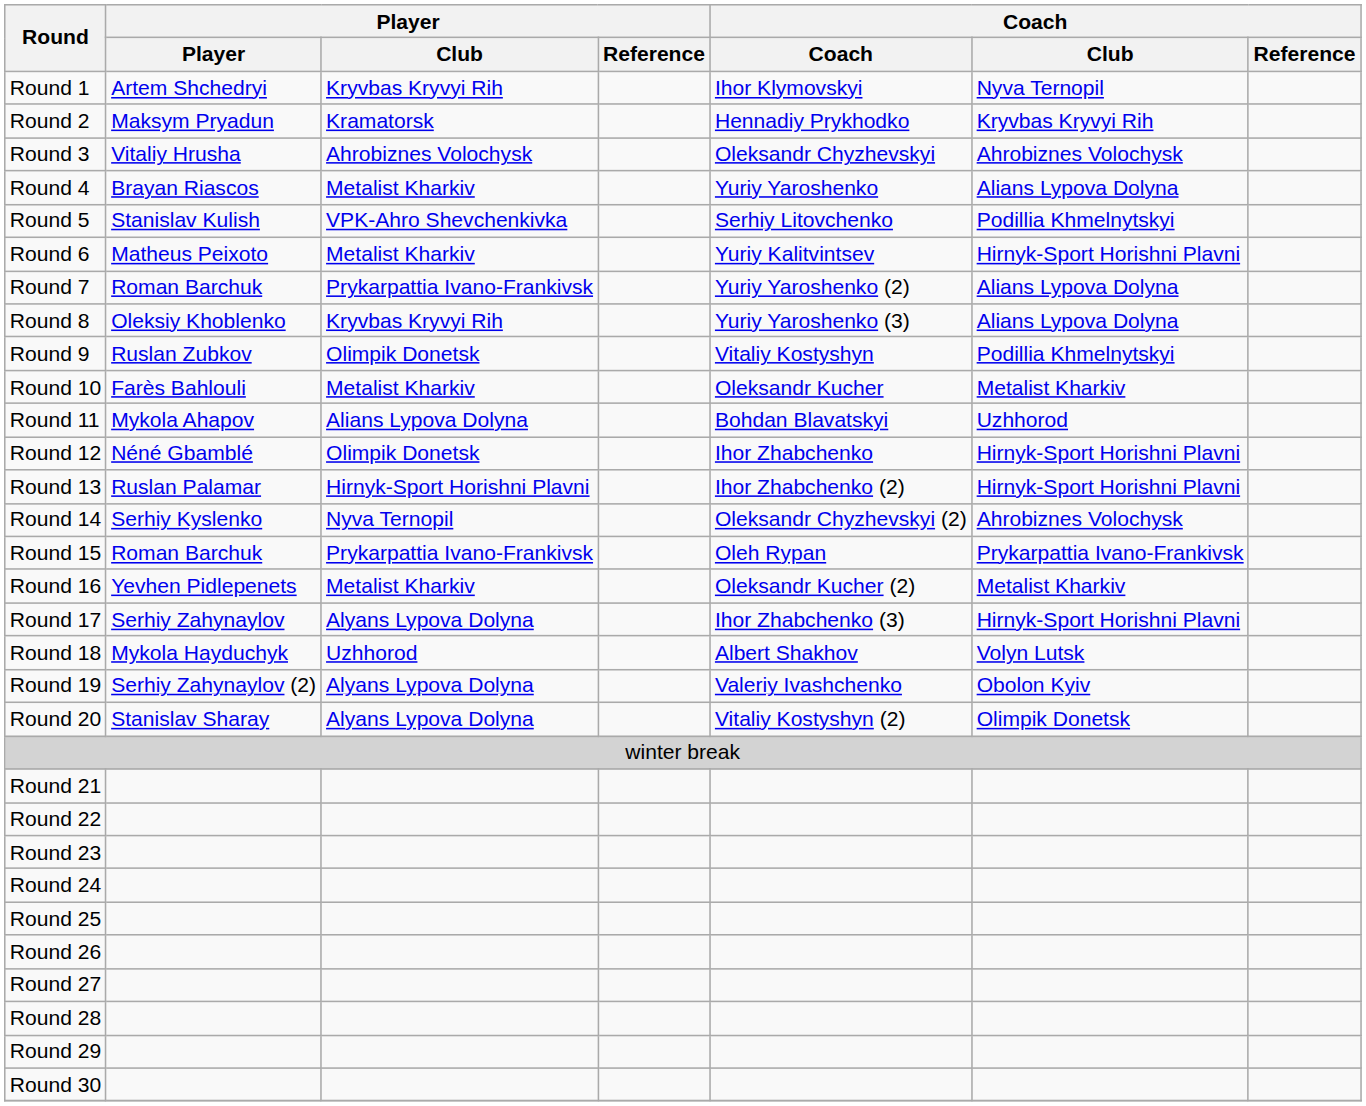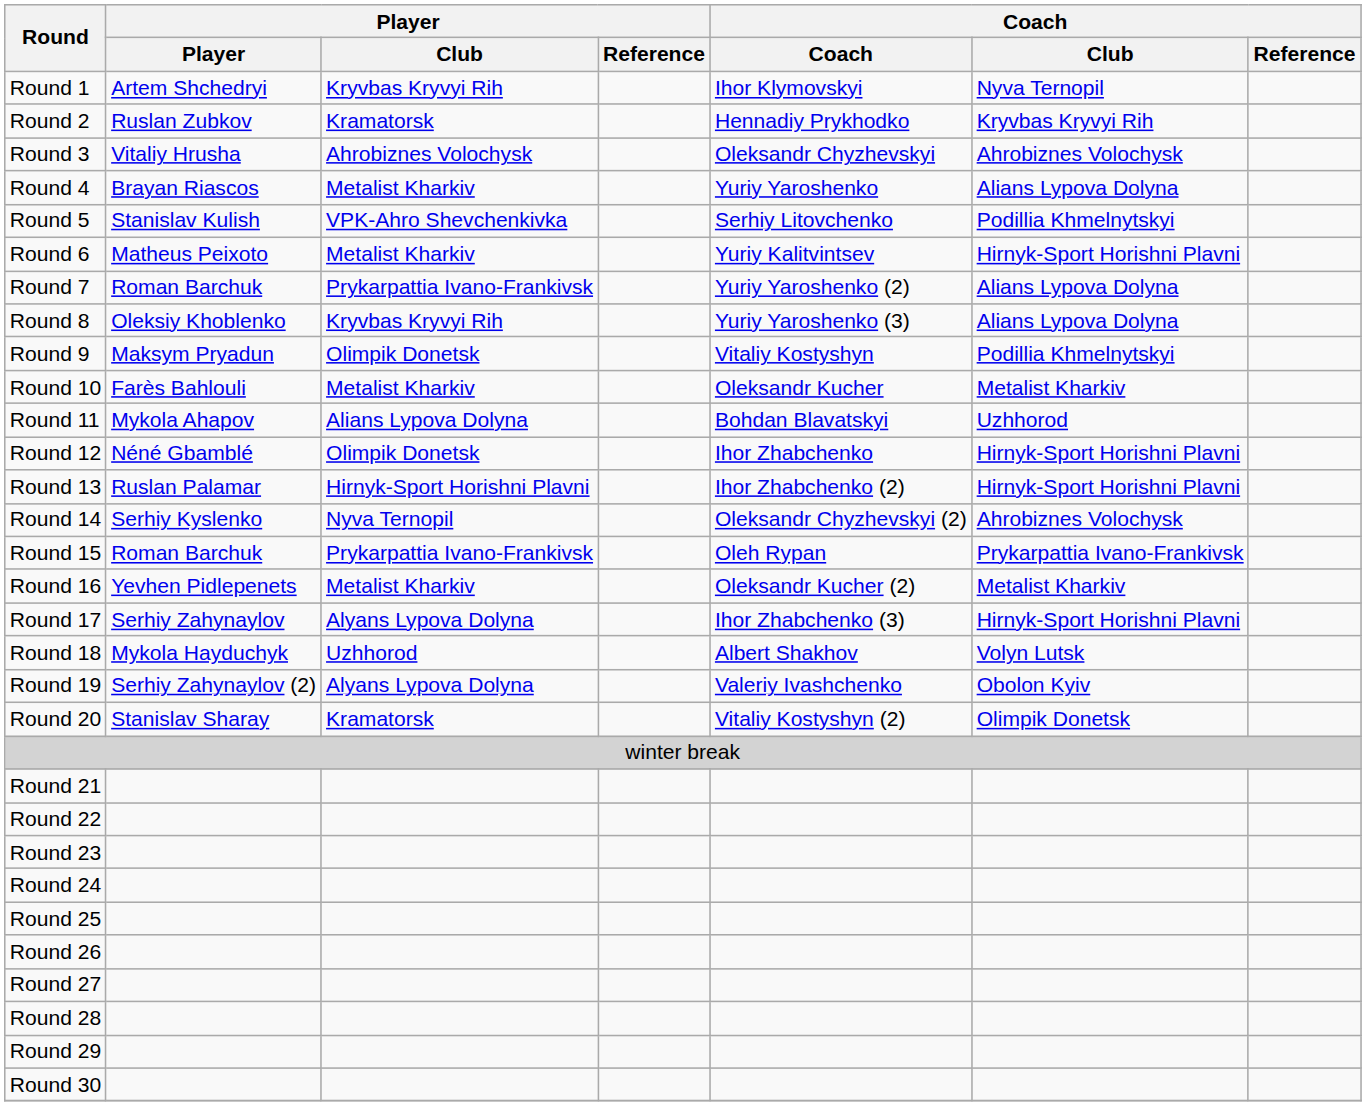(193, 121) Maksym Pryadun -> (181, 121) Ruslan Zubkov
(181, 353) Ruslan Zubkov -> (193, 353) Maksym Pryadun
(430, 719) Alyans Lypova Dolyna -> (380, 719) Kramatorsk
